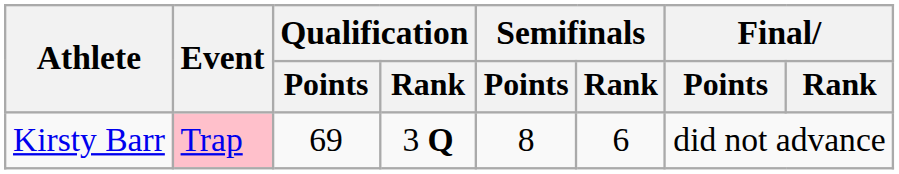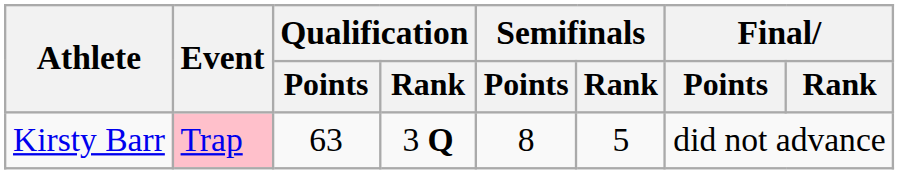(326, 140) 69 -> (326, 140) 63
(621, 140) 6 -> (621, 140) 5
